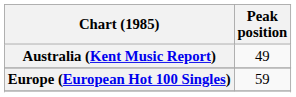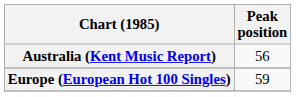(262, 56) 49 -> (262, 56) 56
